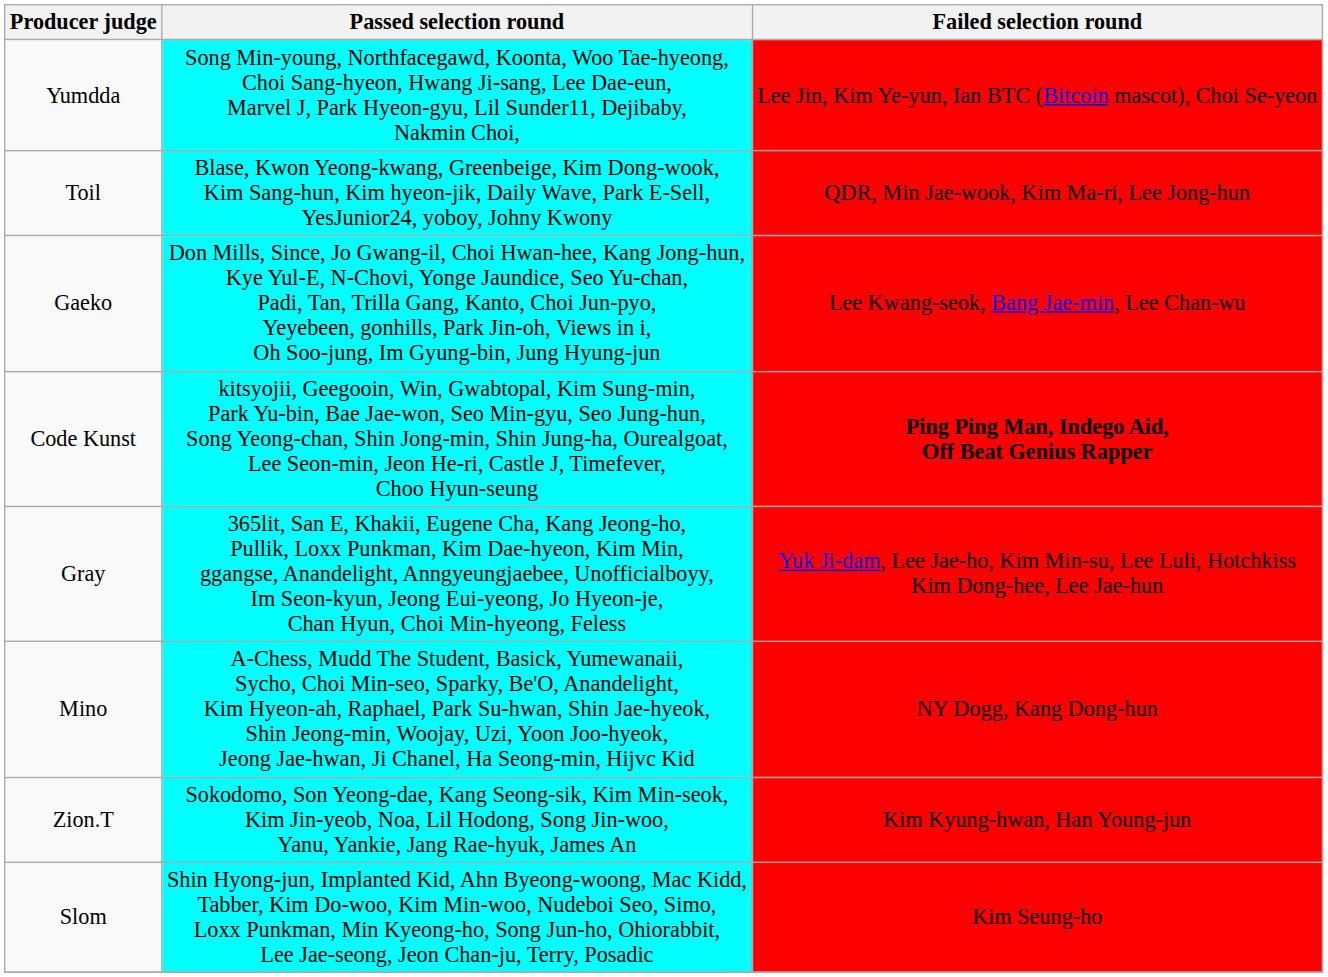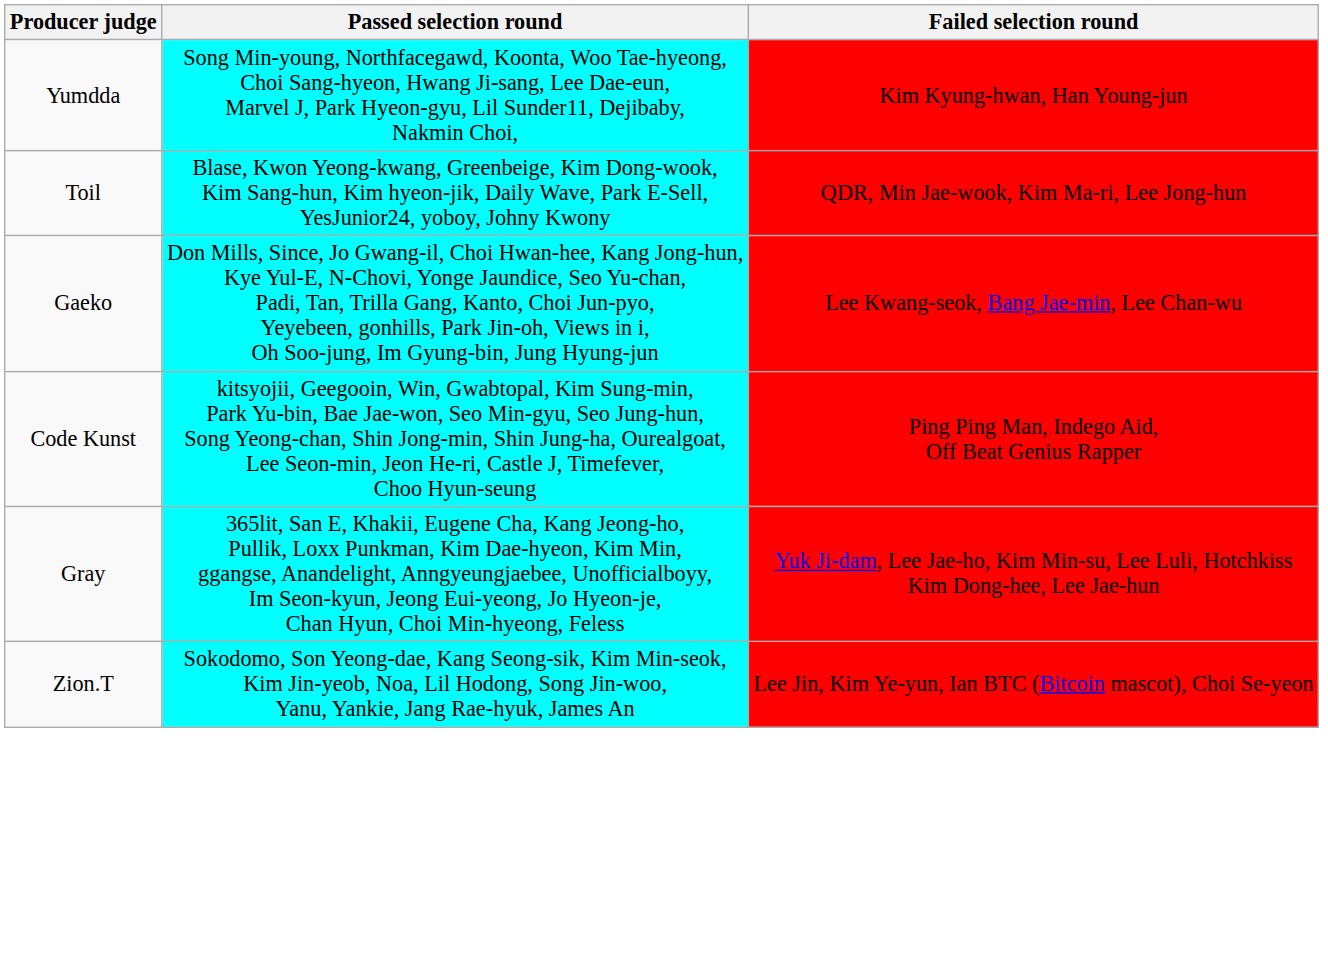(1037, 94) Lee Jin, Kim Ye-yun, Ian BTC (Bitcoin mascot), Choi Se-yeon -> (1034, 94) Kim Kyung-hwan, Han Young-jun
(1037, 438) bold -> (1034, 438) normal
- row: (83, 709)
(1037, 819) Kim Kyung-hwan, Han Young-jun -> (1034, 684) Lee Jin, Kim Ye-yun, Ian BTC (Bitcoin mascot), Choi Se-yeon
- row: (83, 917)
